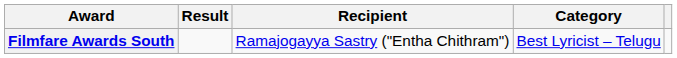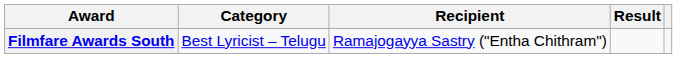columns swapped: (589, 16) <-> (205, 16)
